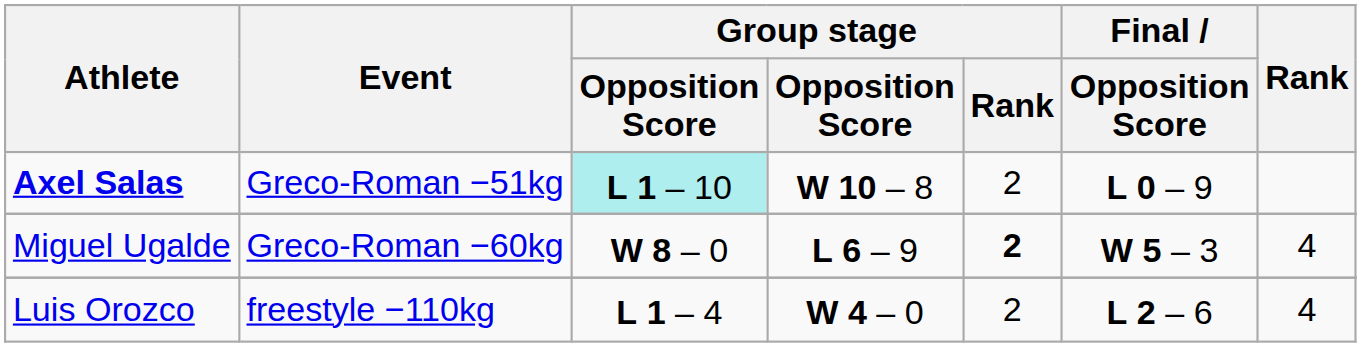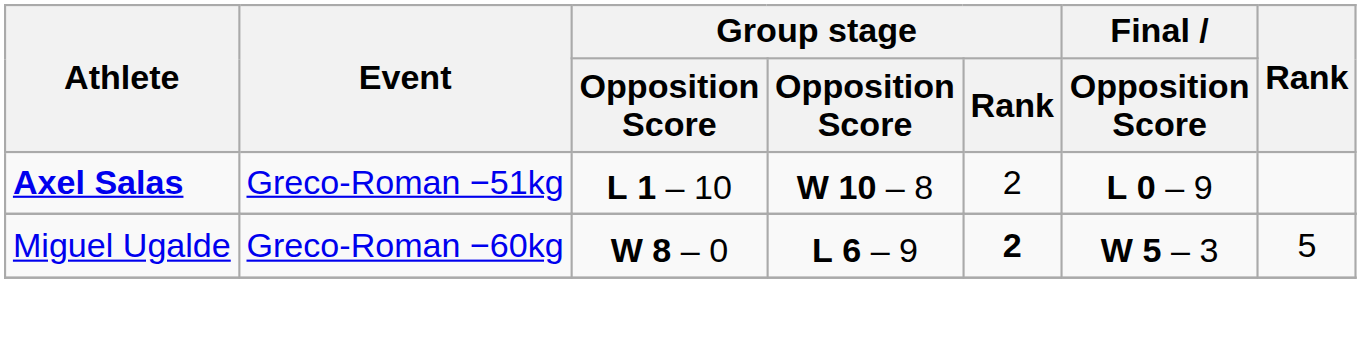(669, 187) paleturquoise background -> (669, 187) no background
(1307, 245) 4 -> (1307, 245) 5
- row: (104, 309)
